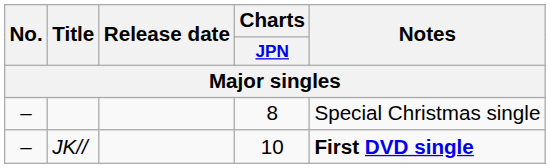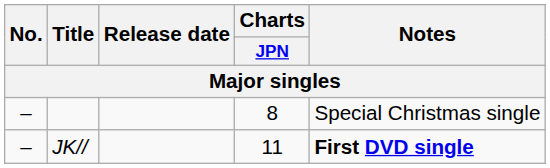(272, 146) 10 -> (272, 146) 11
